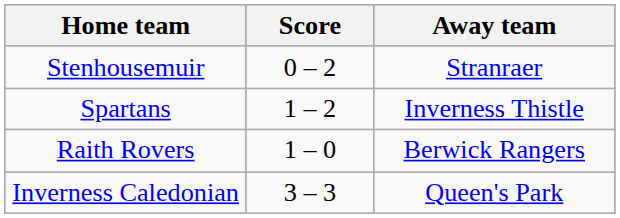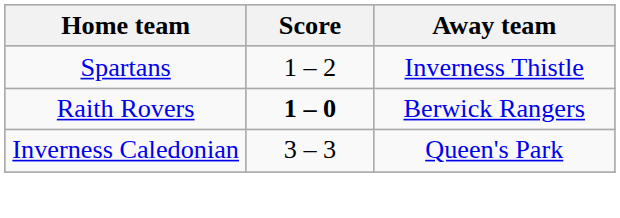- row: (126, 66)
(310, 150) normal -> (310, 108) bold
